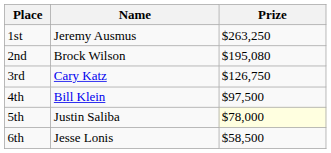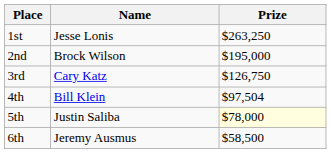(95, 35) Jeremy Ausmus -> (84, 35) Jesse Lonis
(246, 55) $195,080 -> (246, 55) $195,000
(243, 96) $97,500 -> (243, 96) $97,504
(84, 138) Jesse Lonis -> (95, 138) Jeremy Ausmus
